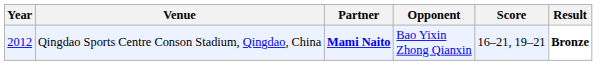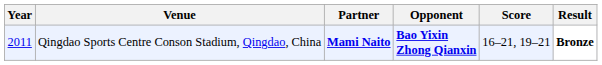(20, 42) 2012 -> (20, 42) 2011
(434, 42) normal -> (436, 42) bold
